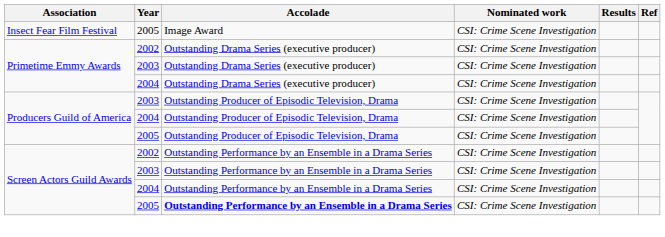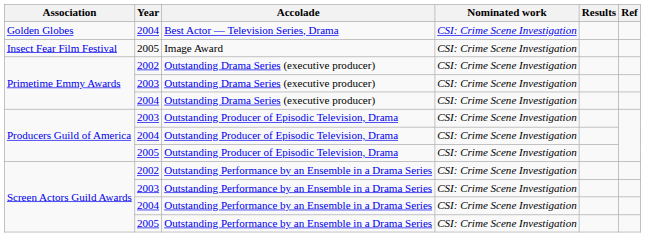+ row: (40, 30)
(308, 205) bold -> (298, 223) normal
